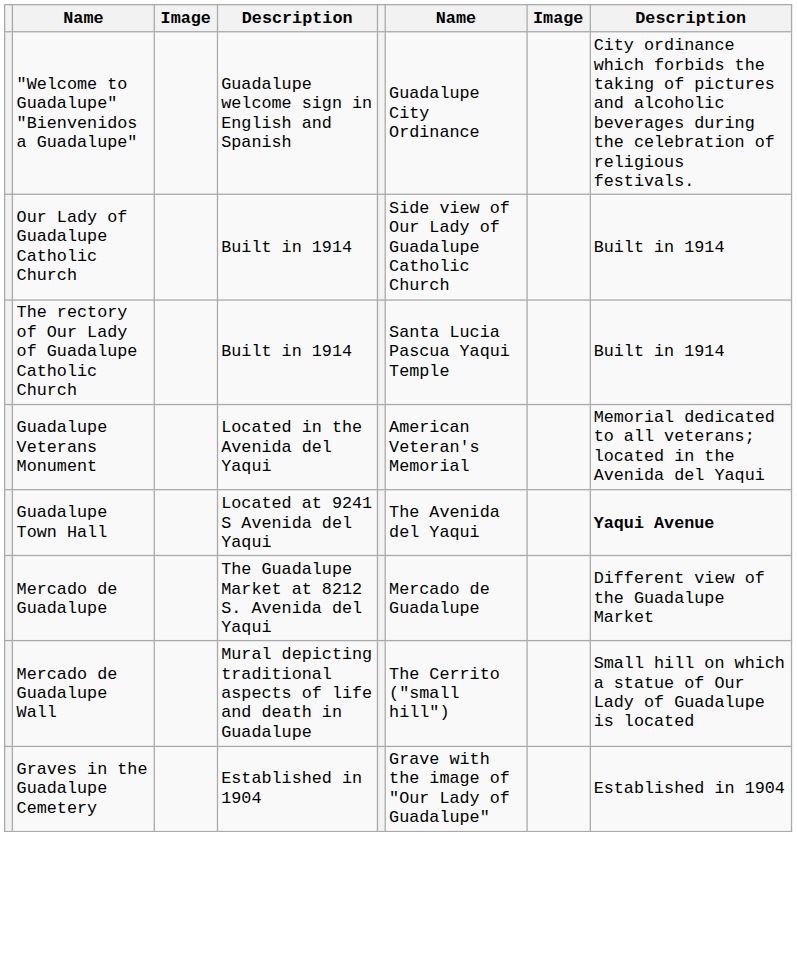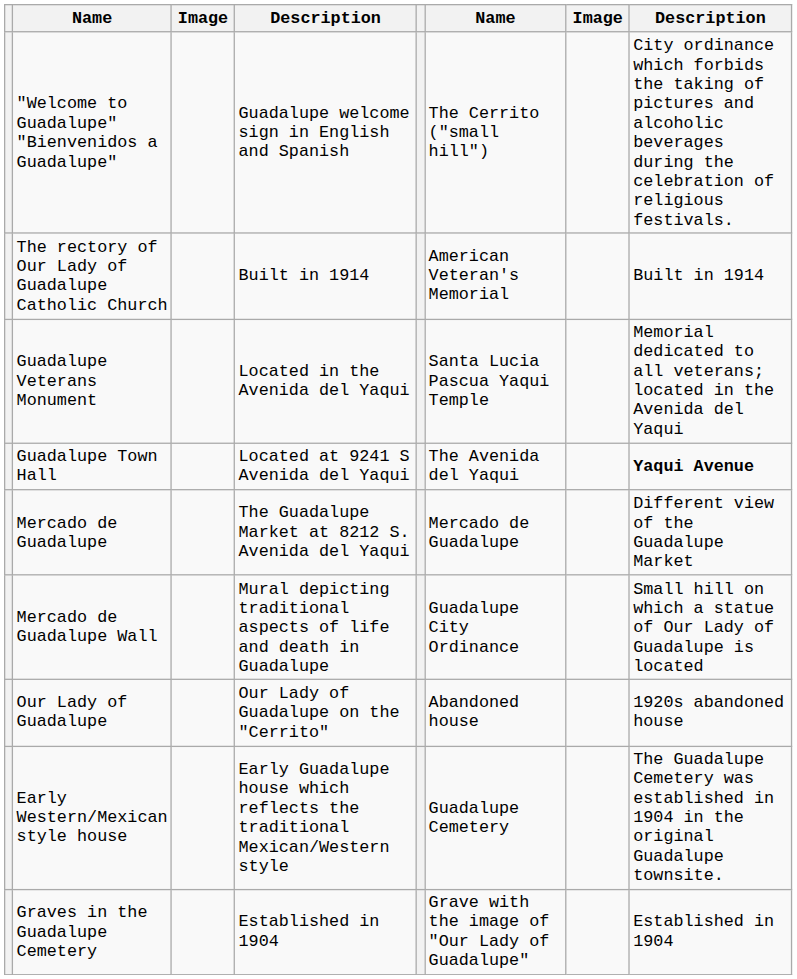(434, 113) Guadalupe City Ordinance -> (484, 133) The Cerrito ("small hill")
- row: (72, 247)
(449, 352) Santa Lucia Pascua Yaqui Temple -> (474, 276) American Veteran's Memorial
(434, 447) American Veteran's Memorial -> (489, 381) Santa Lucia Pascua Yaqui Temple
(444, 693) The Cerrito ("small hill") -> (474, 627) Guadalupe City Ordinance
+ row: (72, 713)
+ row: (92, 817)
